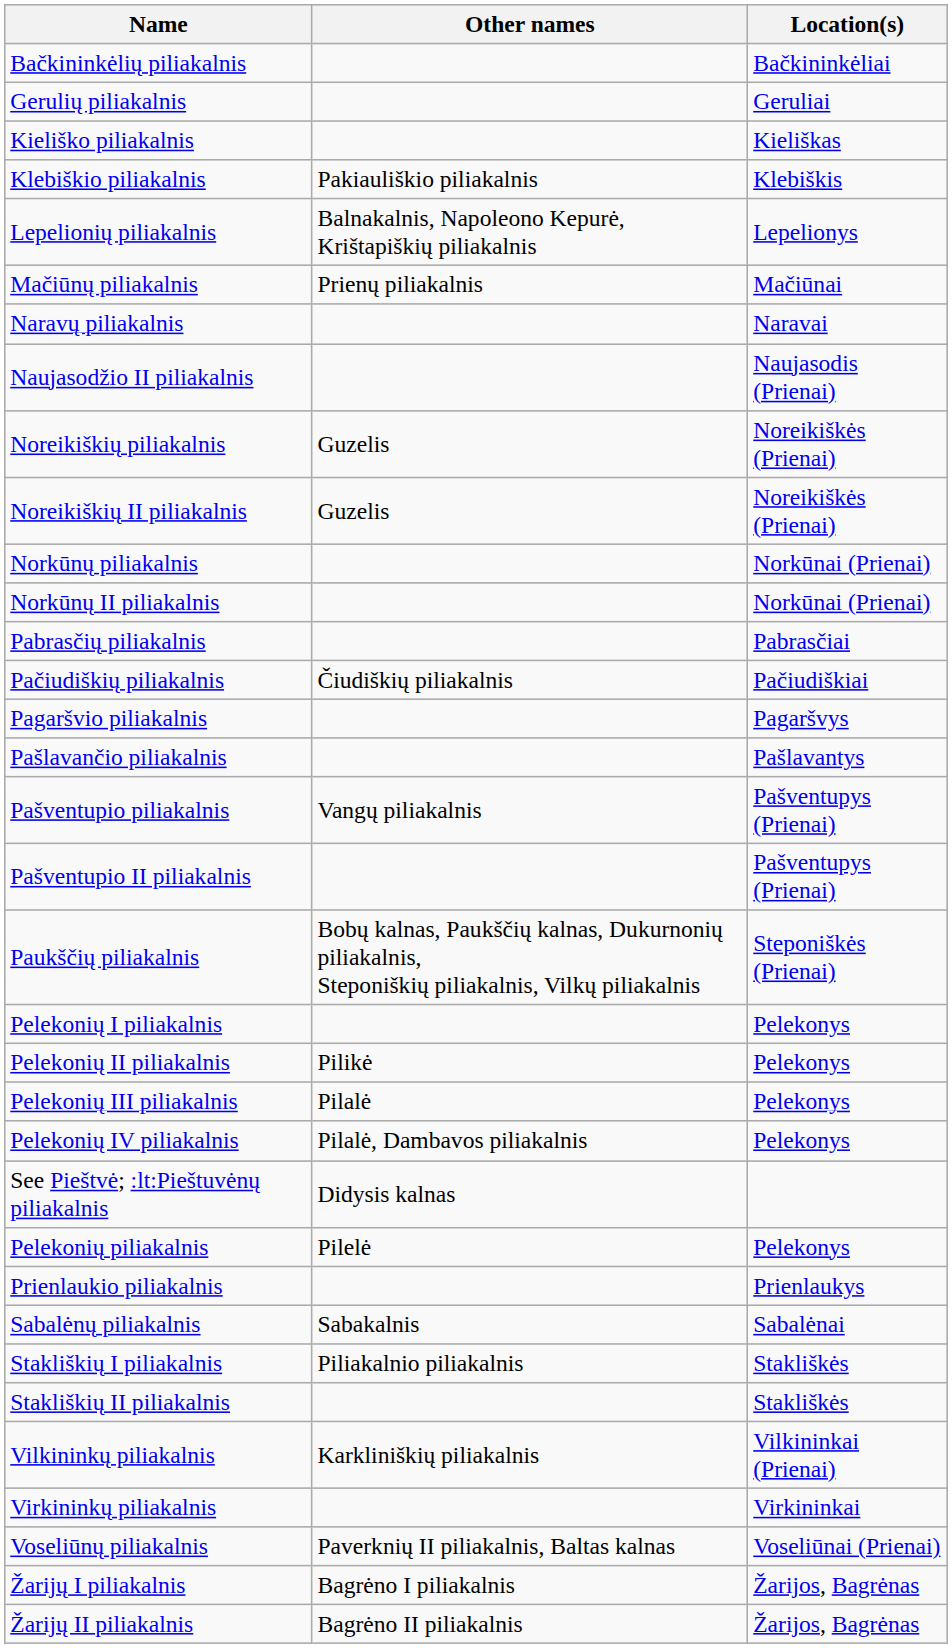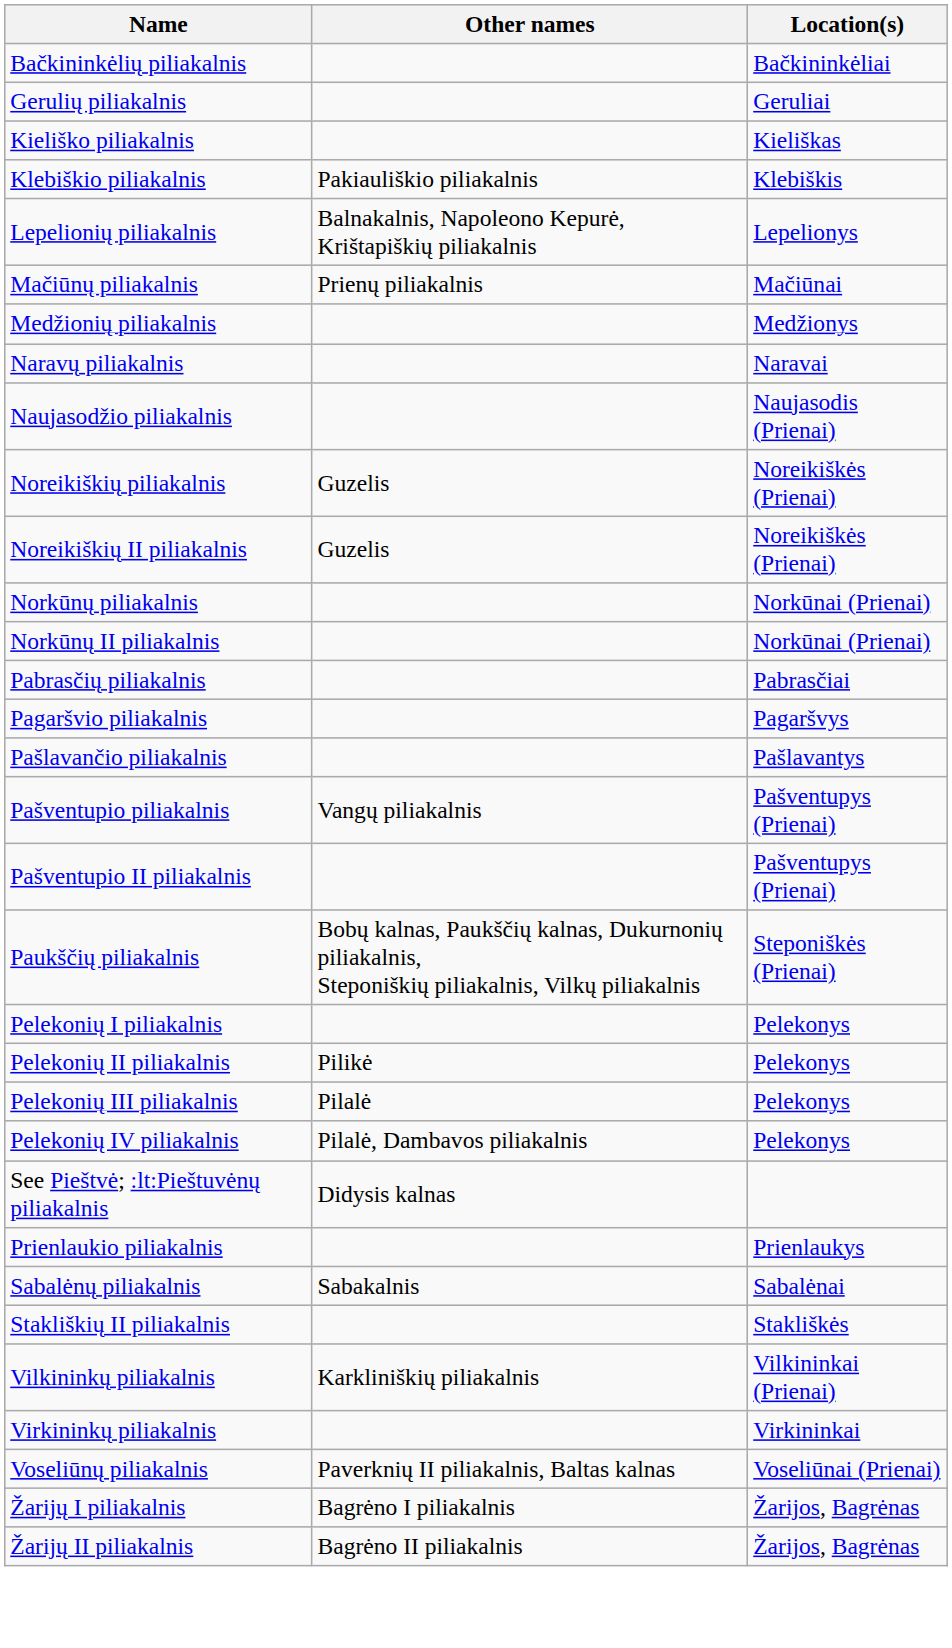+ row: (113, 323)
+ row: (121, 415)
- row: (132, 376)
- row: (117, 679)
- row: (109, 1246)
- row: (116, 1362)
